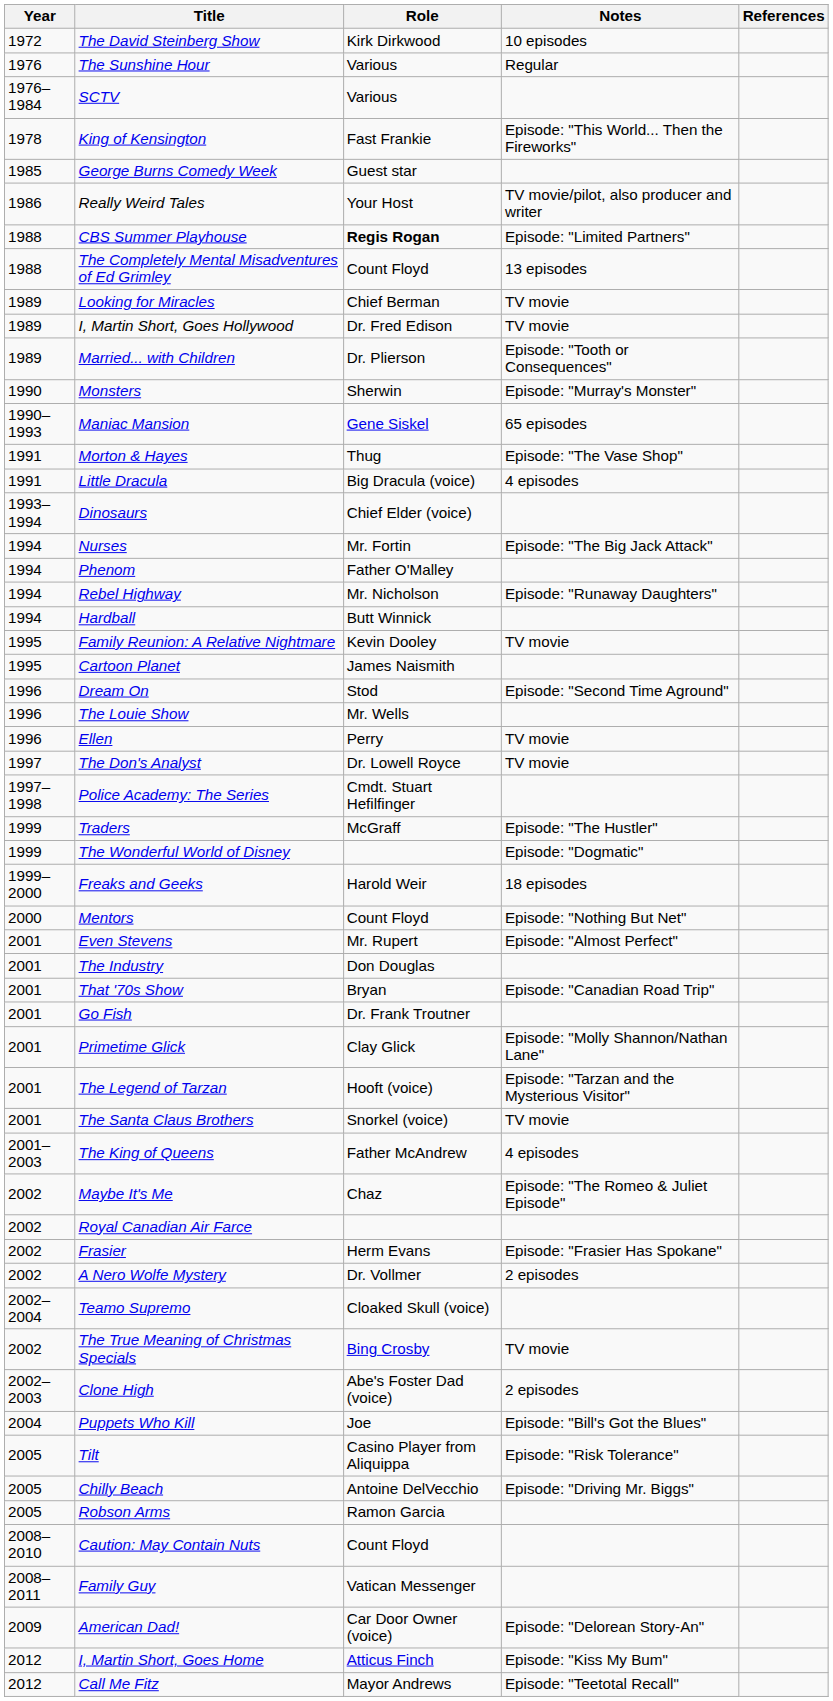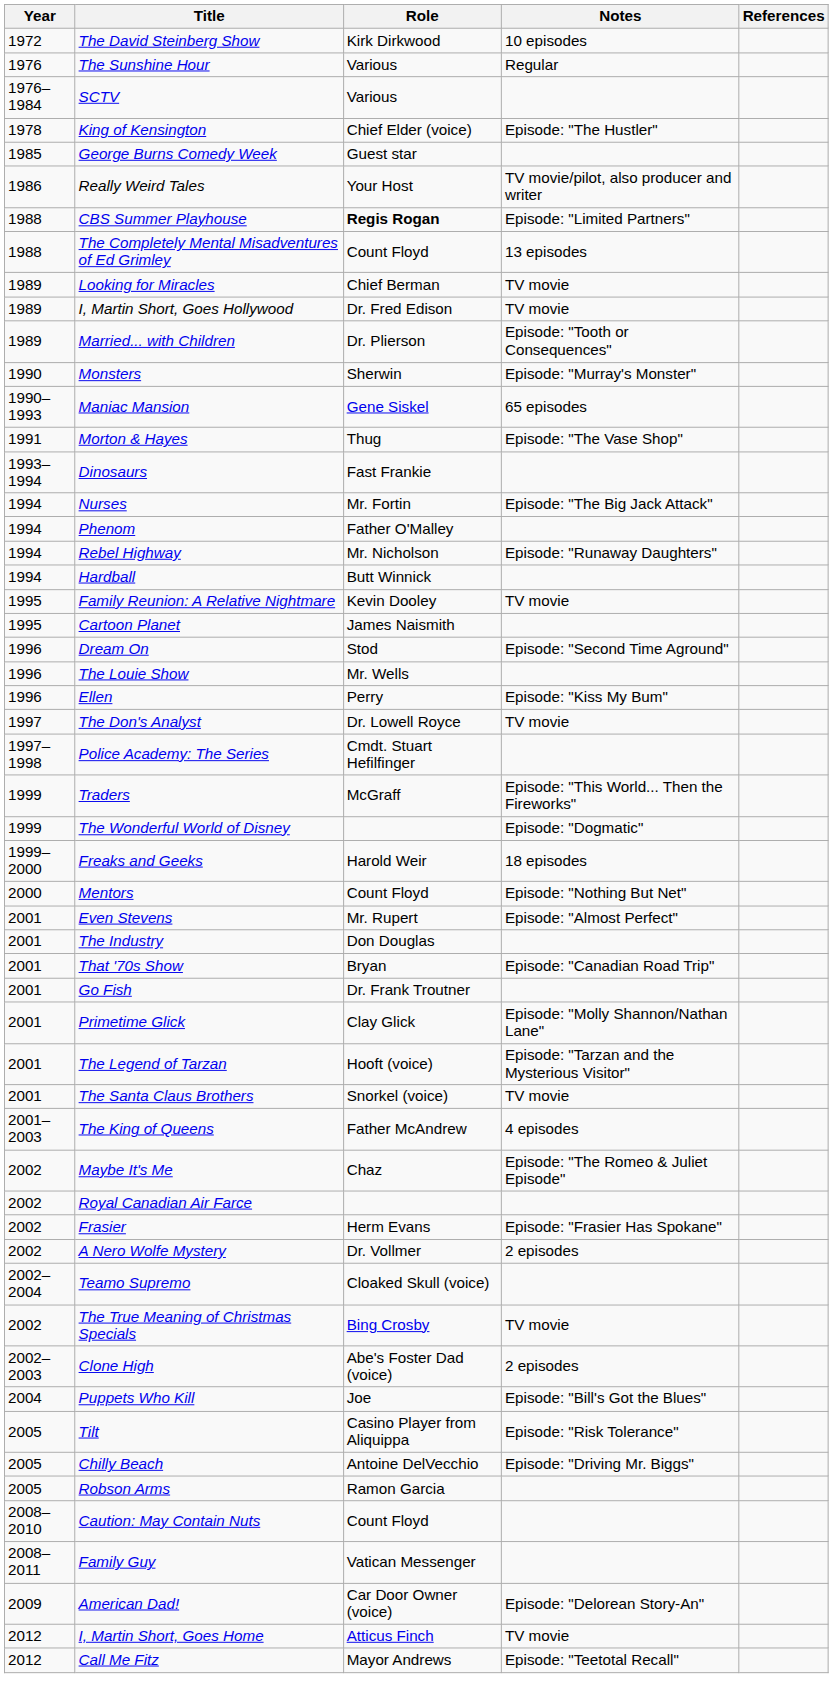(389, 138) Fast Frankie -> (409, 130) Chief Elder (voice)
(614, 138) Episode: "This World... Then the Fireworks" -> (581, 130) Episode: "The Hustler"
- row: (123, 480)
(409, 513) Chief Elder (voice) -> (389, 472) Fast Frankie
(537, 738) TV movie -> (586, 697) Episode: "Kiss My Bum"
(581, 828) Episode: "The Hustler" -> (614, 795) Episode: "This World... Then the Fireworks"
(586, 1660) Episode: "Kiss My Bum" -> (537, 1636) TV movie
